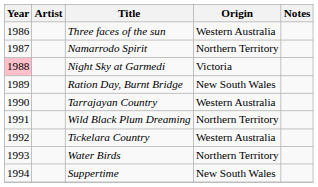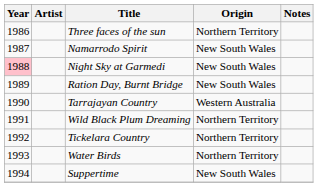(236, 31) Western Australia -> (237, 31) Northern Territory
(237, 48) Northern Territory -> (236, 48) New South Wales
(214, 66) Victoria -> (236, 66) New South Wales
(236, 137) Western Australia -> (237, 137) Northern Territory
